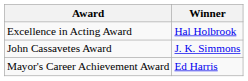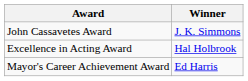rows swapped: (59, 48) <-> (69, 31)
